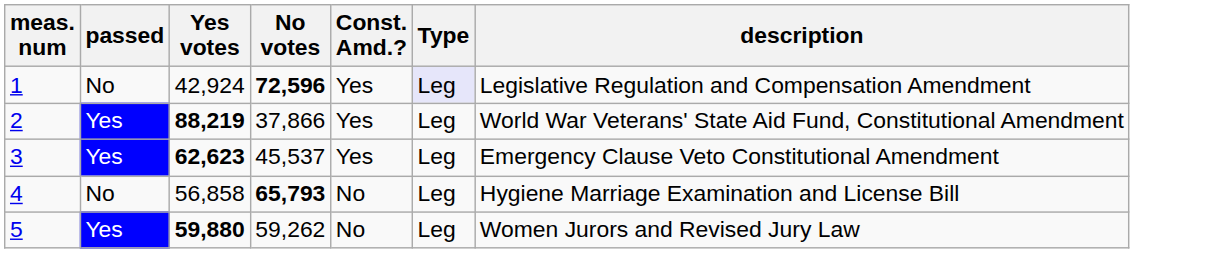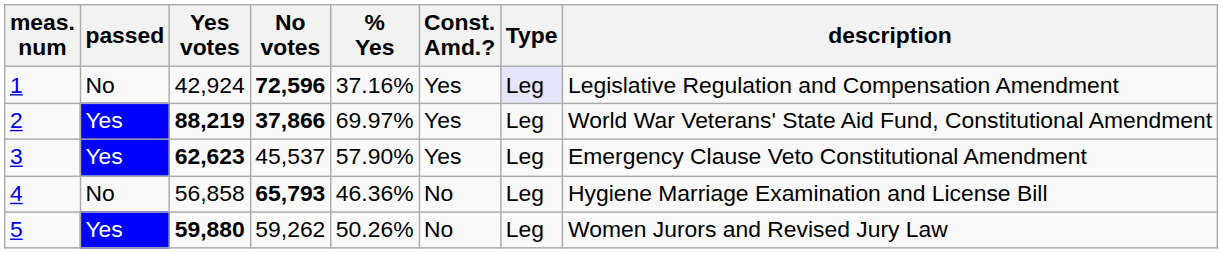+ column: (375, 35)
(290, 120) normal -> (290, 120) bold
